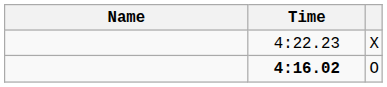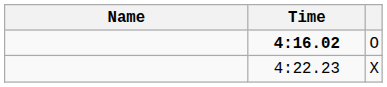rows swapped: (307, 69) <-> (307, 43)
